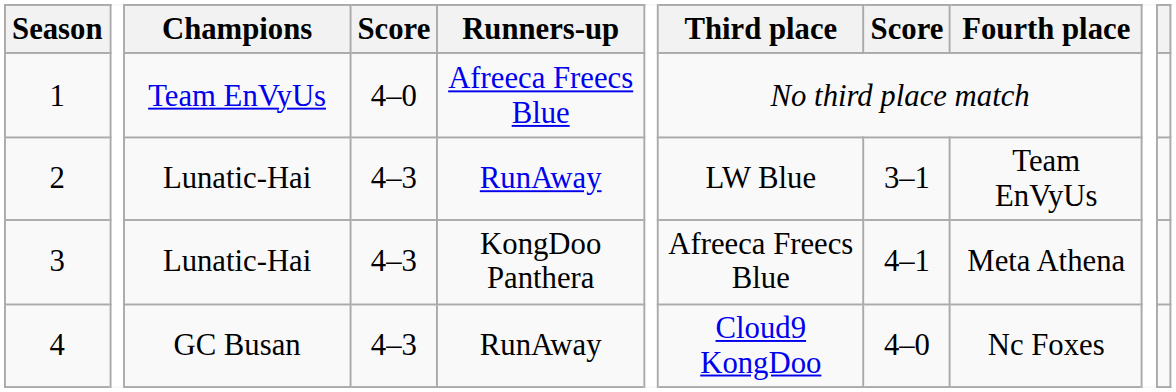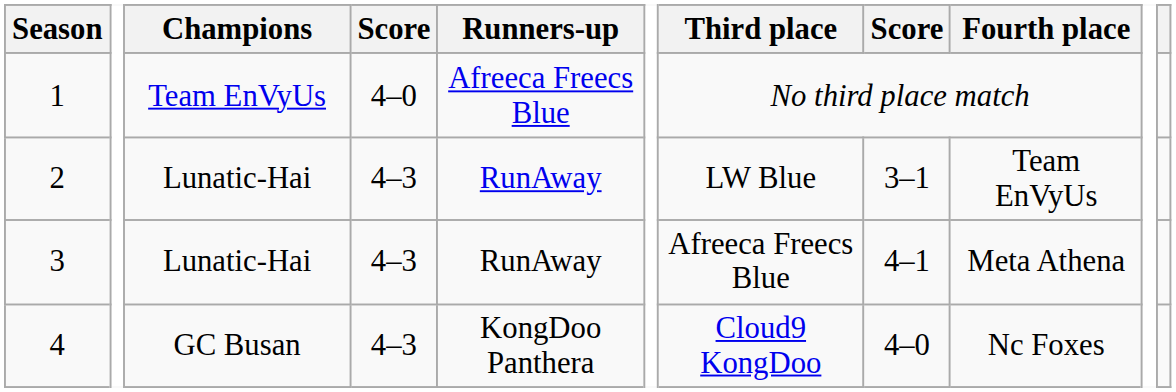(541, 261) KongDoo Panthera -> (541, 261) RunAway
(541, 344) RunAway -> (541, 344) KongDoo Panthera
